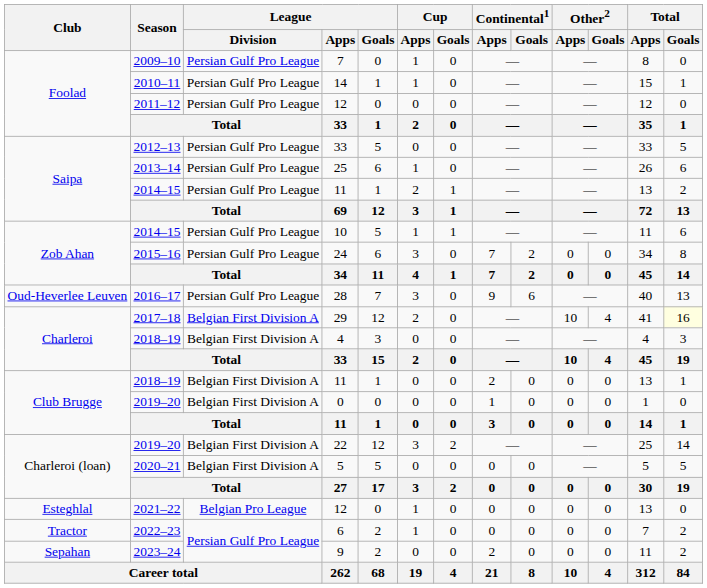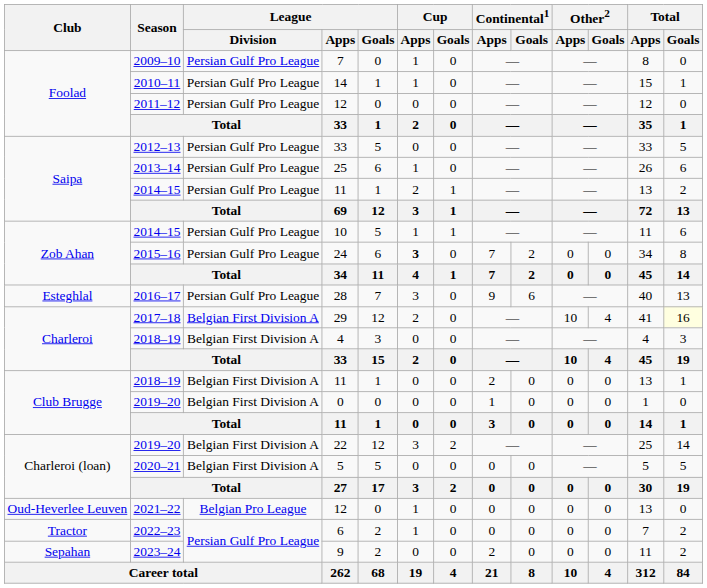(415, 253) normal -> (415, 253) bold
(67, 295) Oud-Heverlee Leuven -> (67, 295) Esteghlal
(67, 509) Esteghlal -> (67, 509) Oud-Heverlee Leuven
